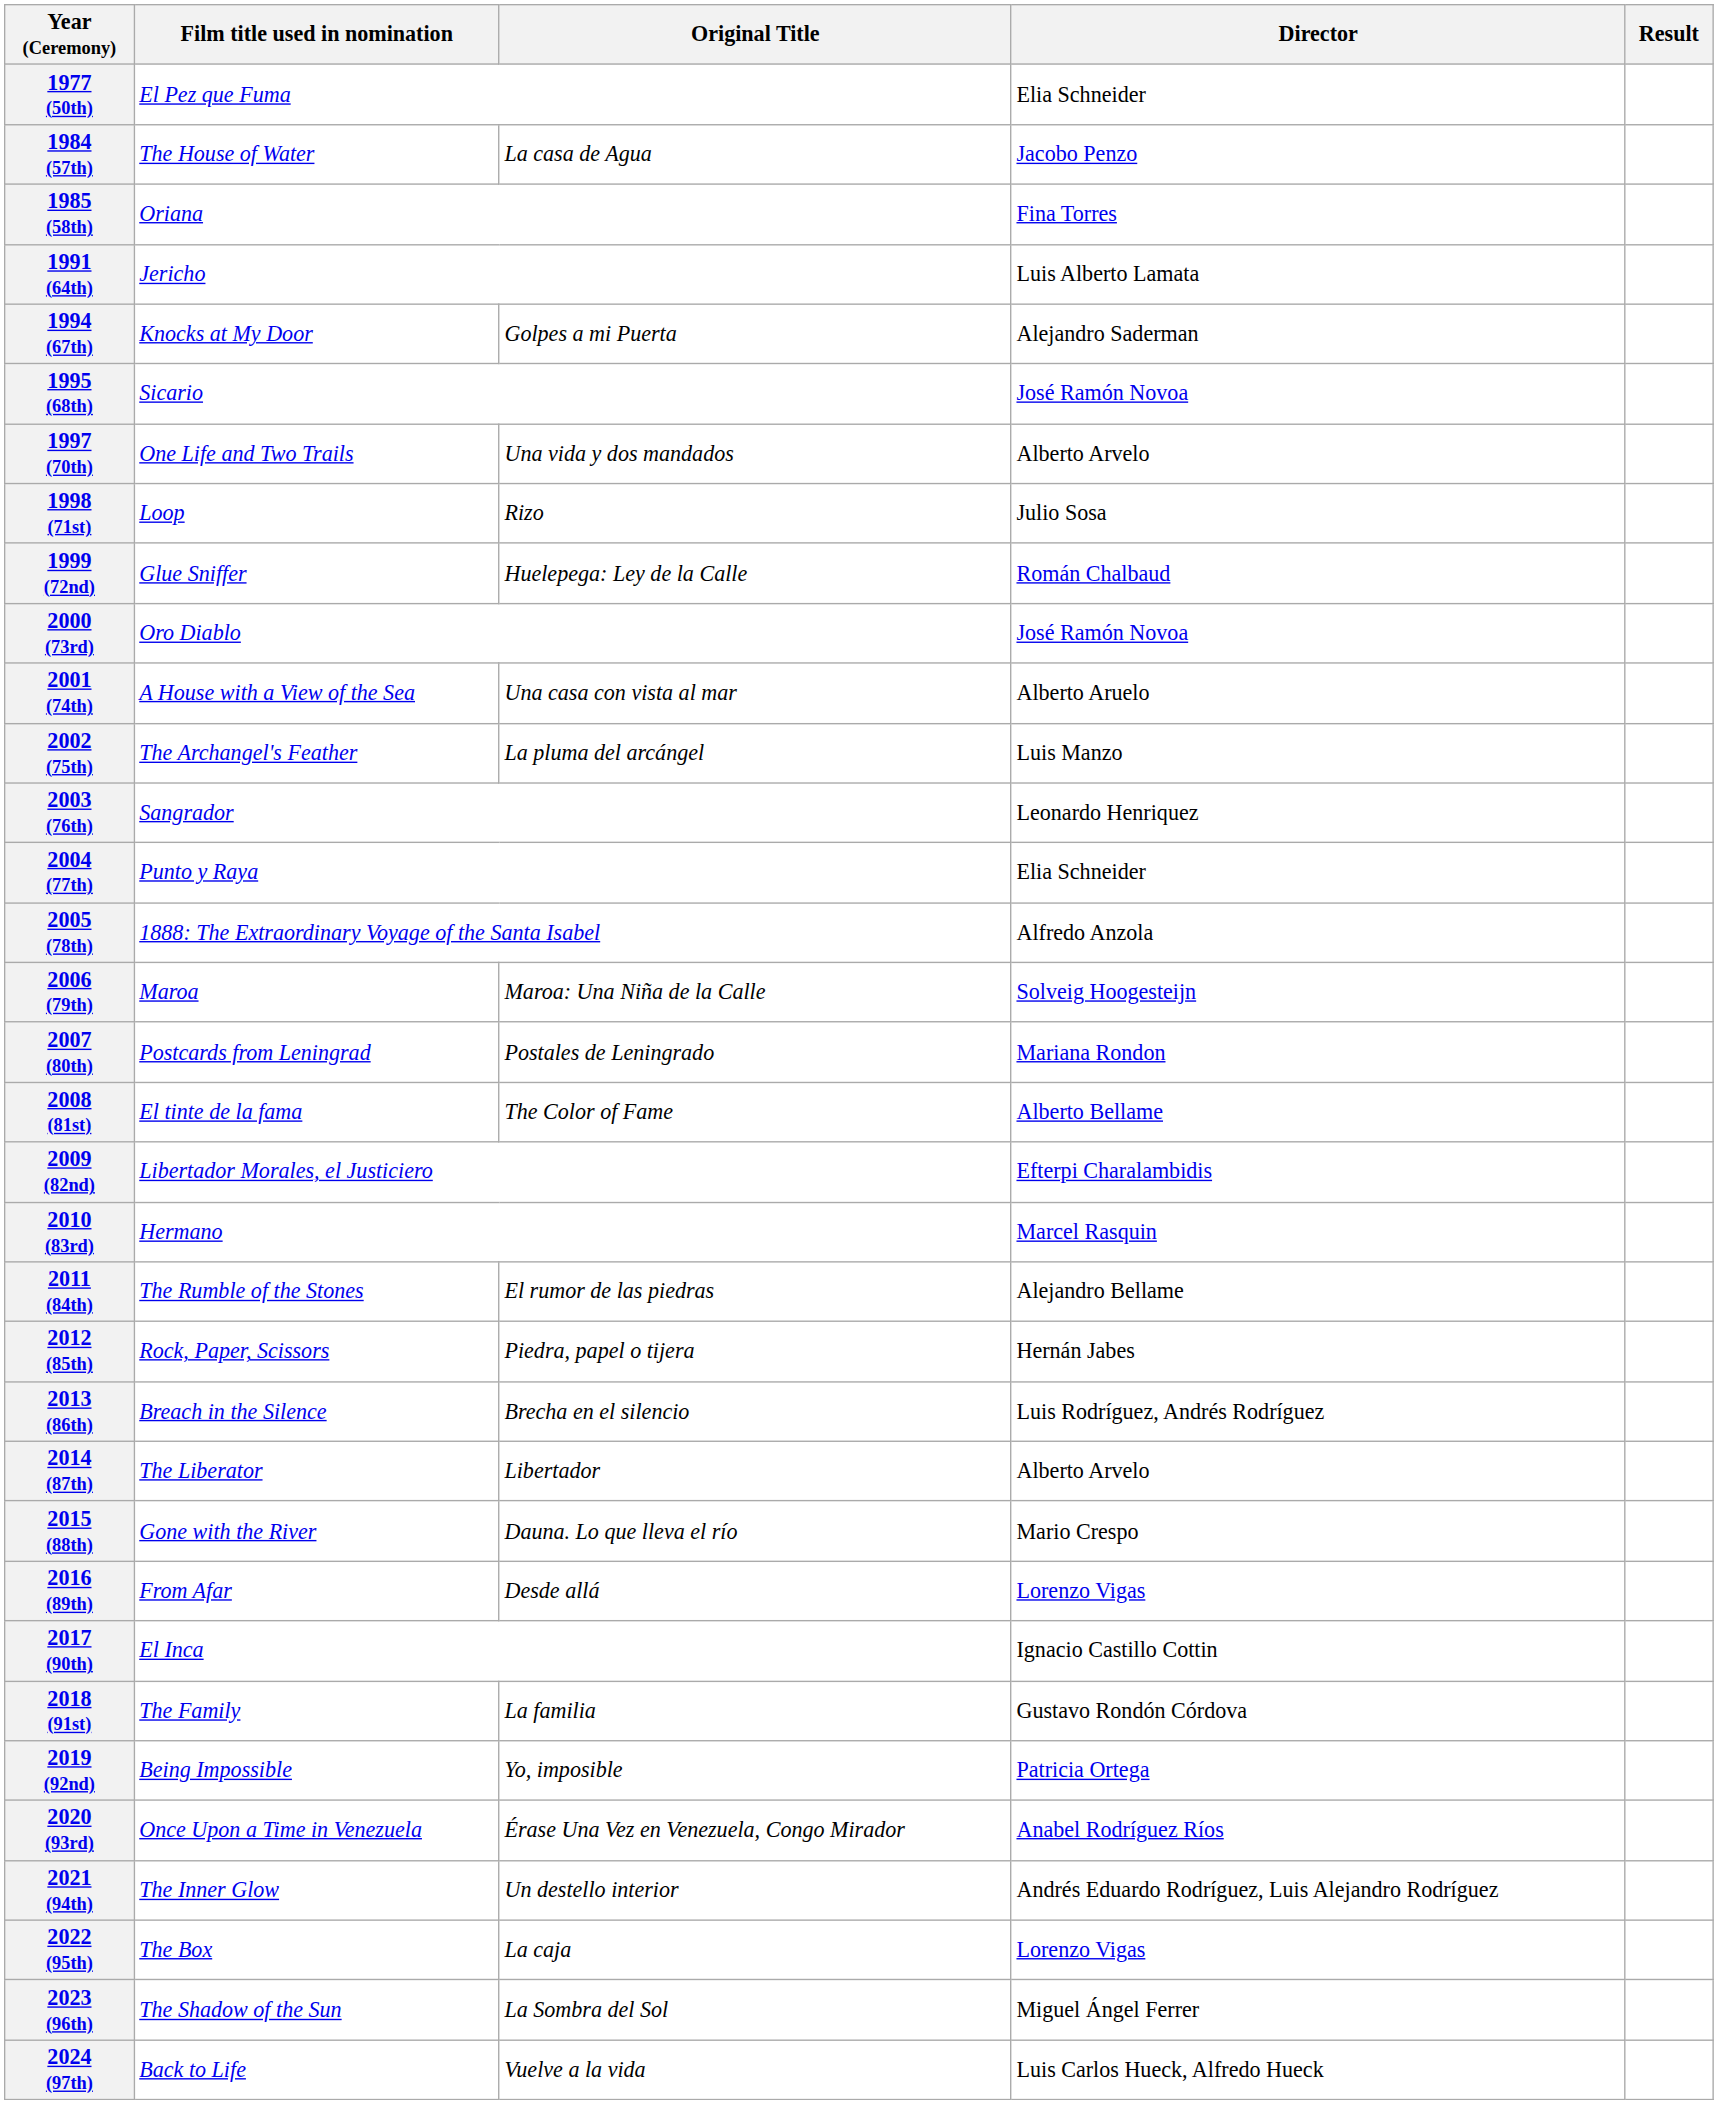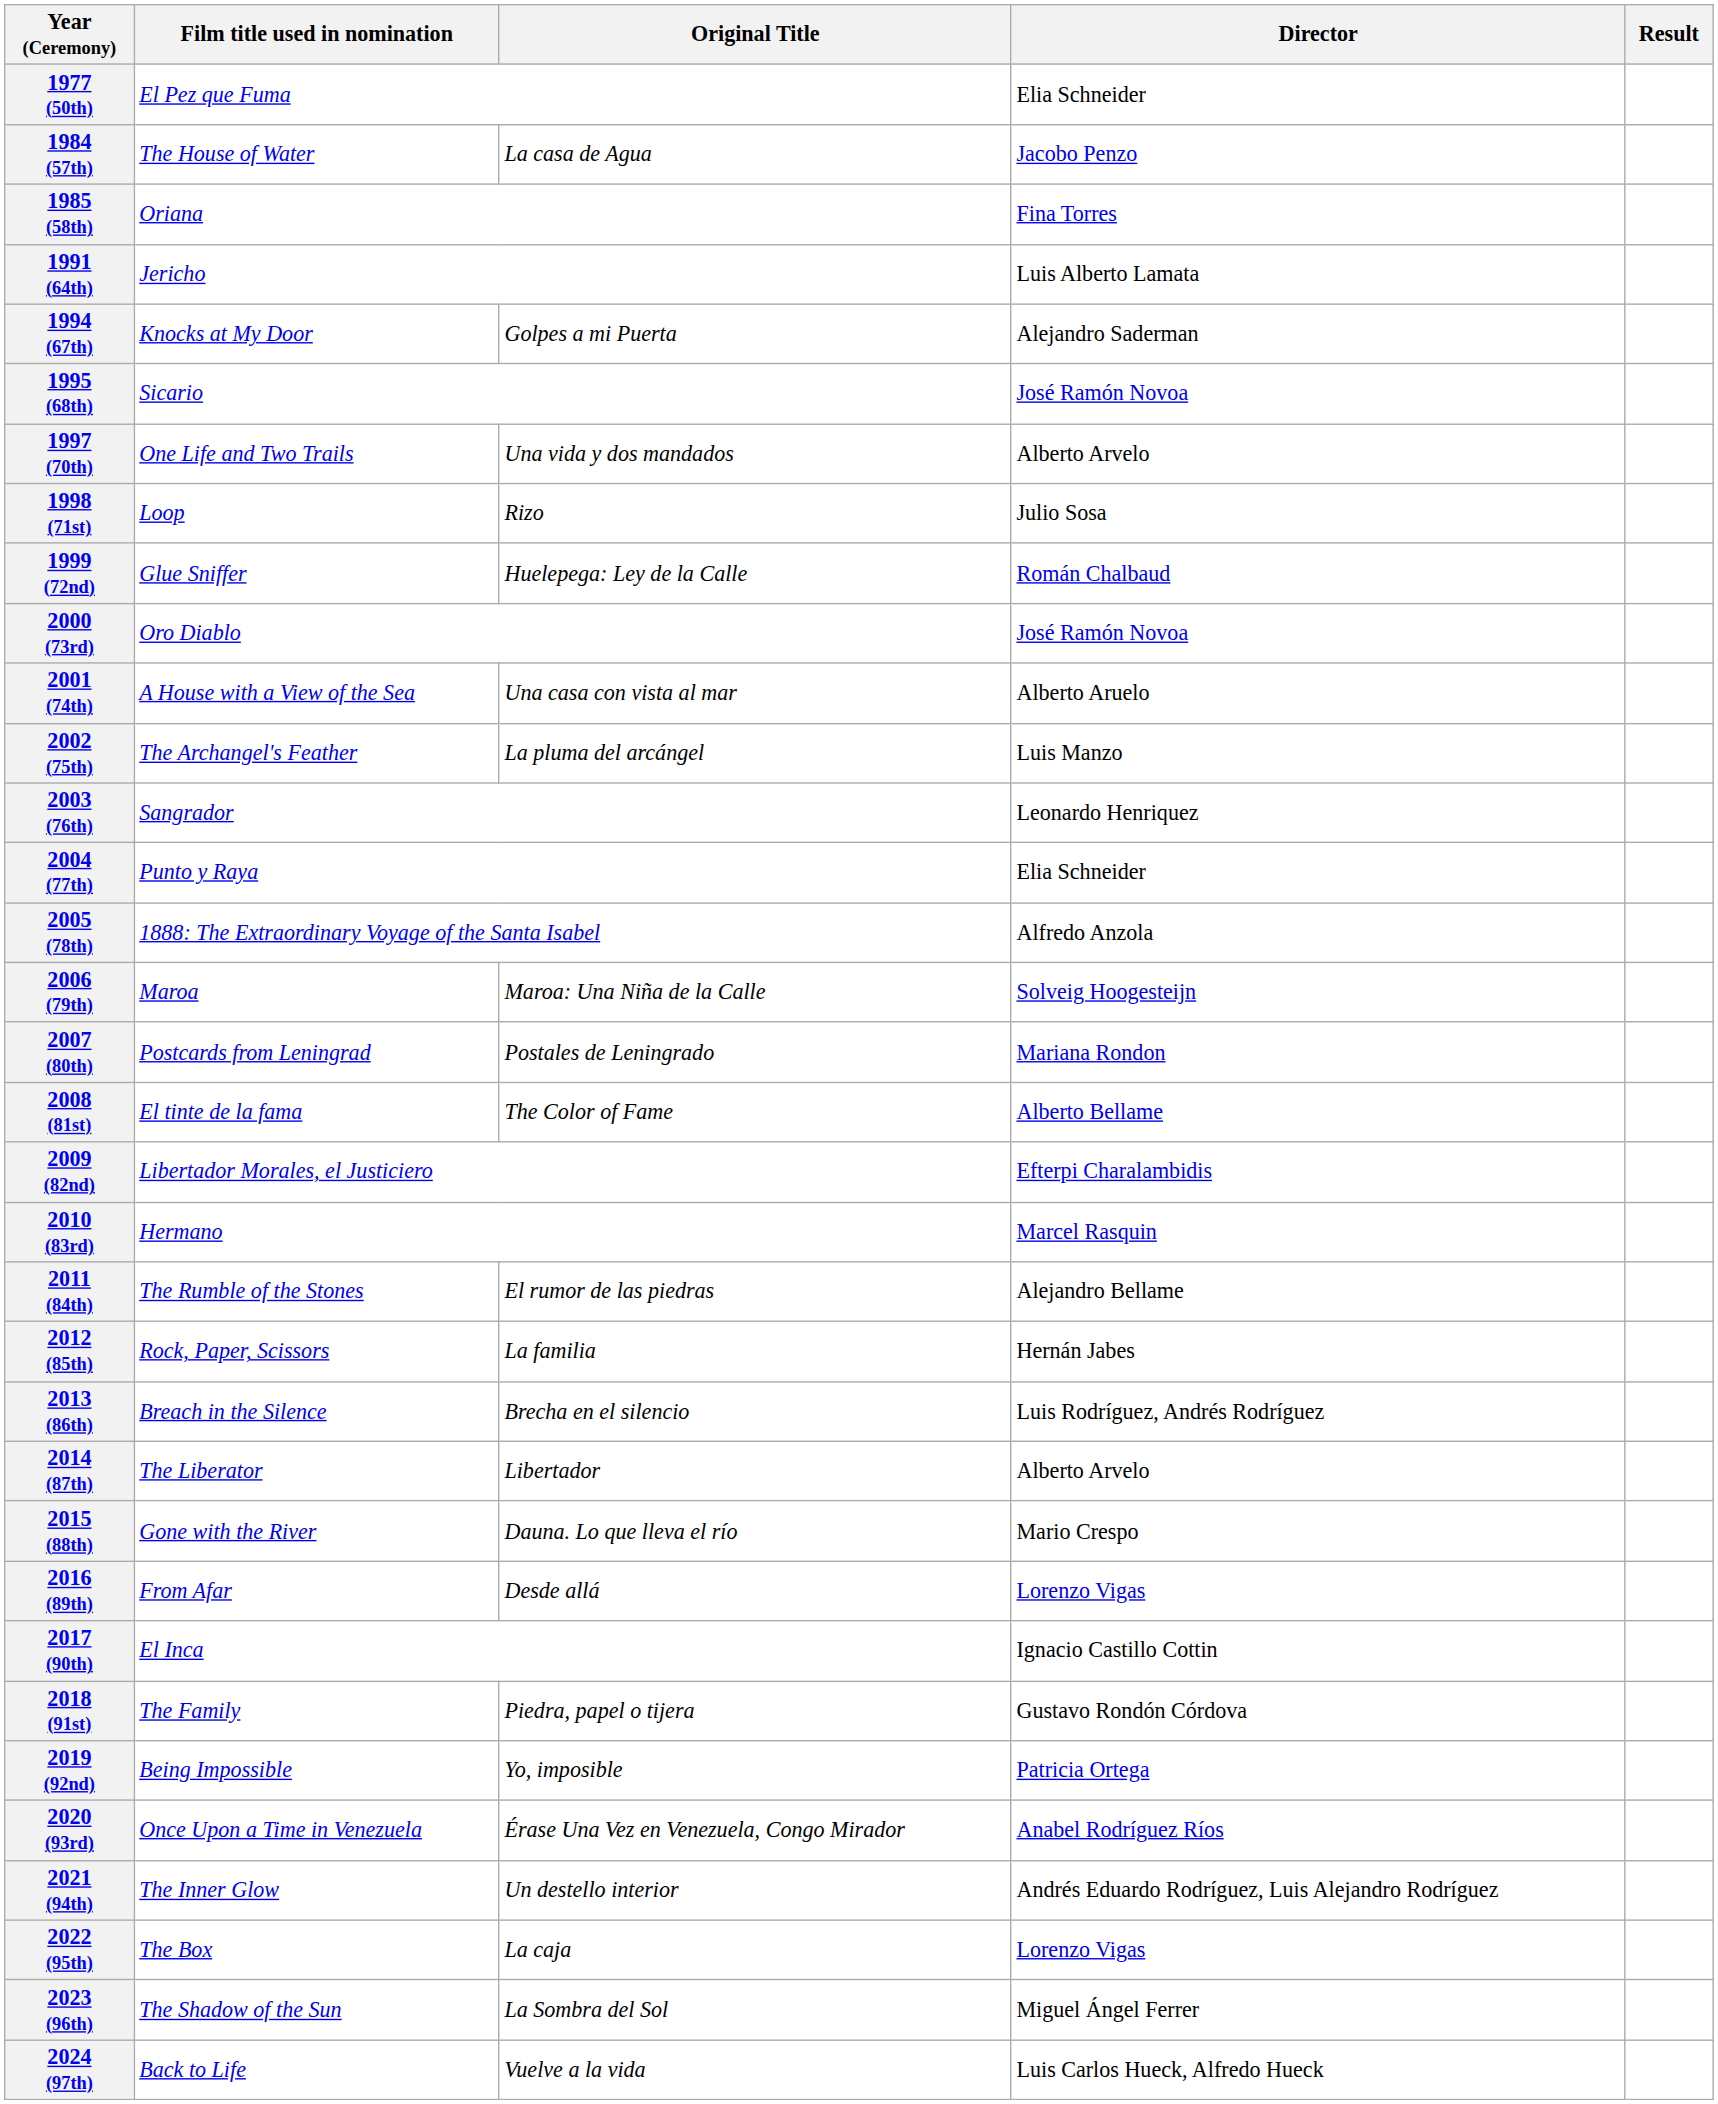(600, 1351) Piedra, papel o tijera -> (550, 1351) La familia
(550, 1710) La familia -> (600, 1710) Piedra, papel o tijera
